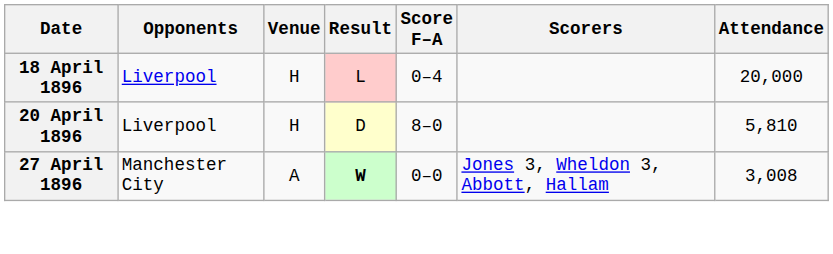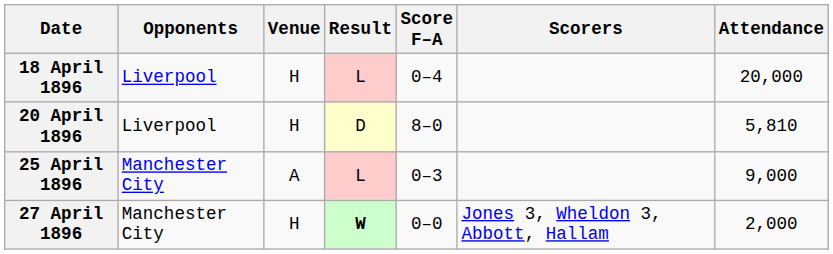+ row: (61, 176)
(294, 176) A -> (294, 225) H
(771, 176) 3,008 -> (771, 225) 2,000
